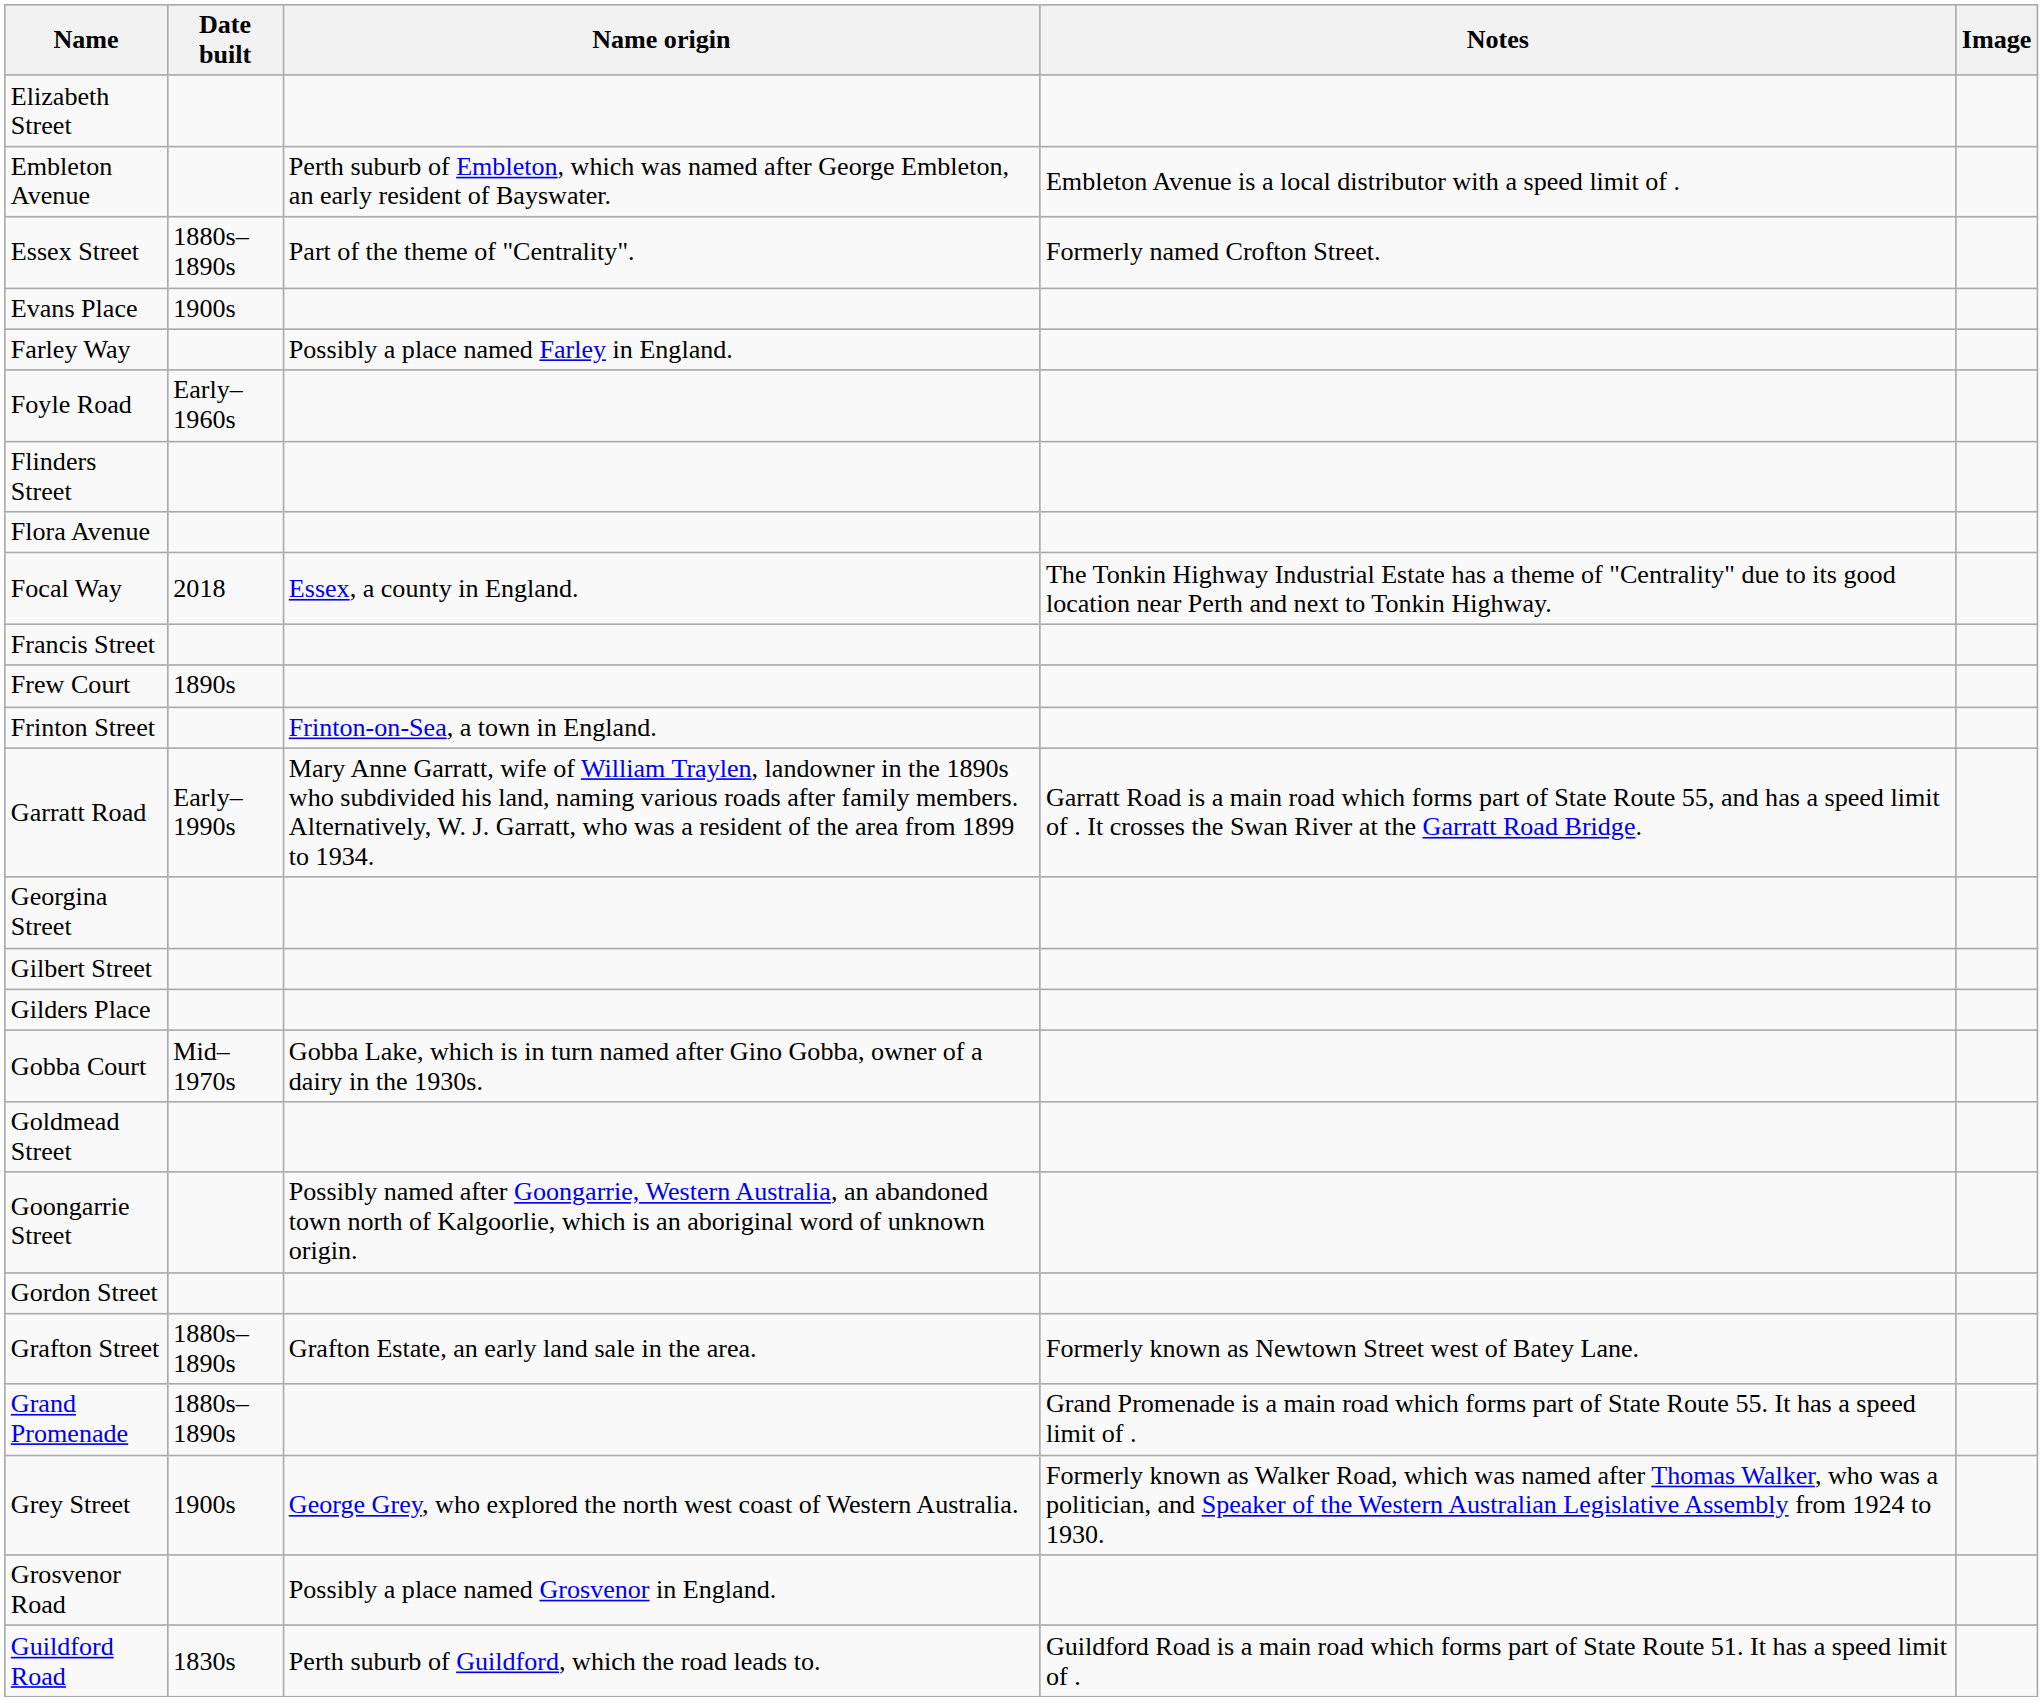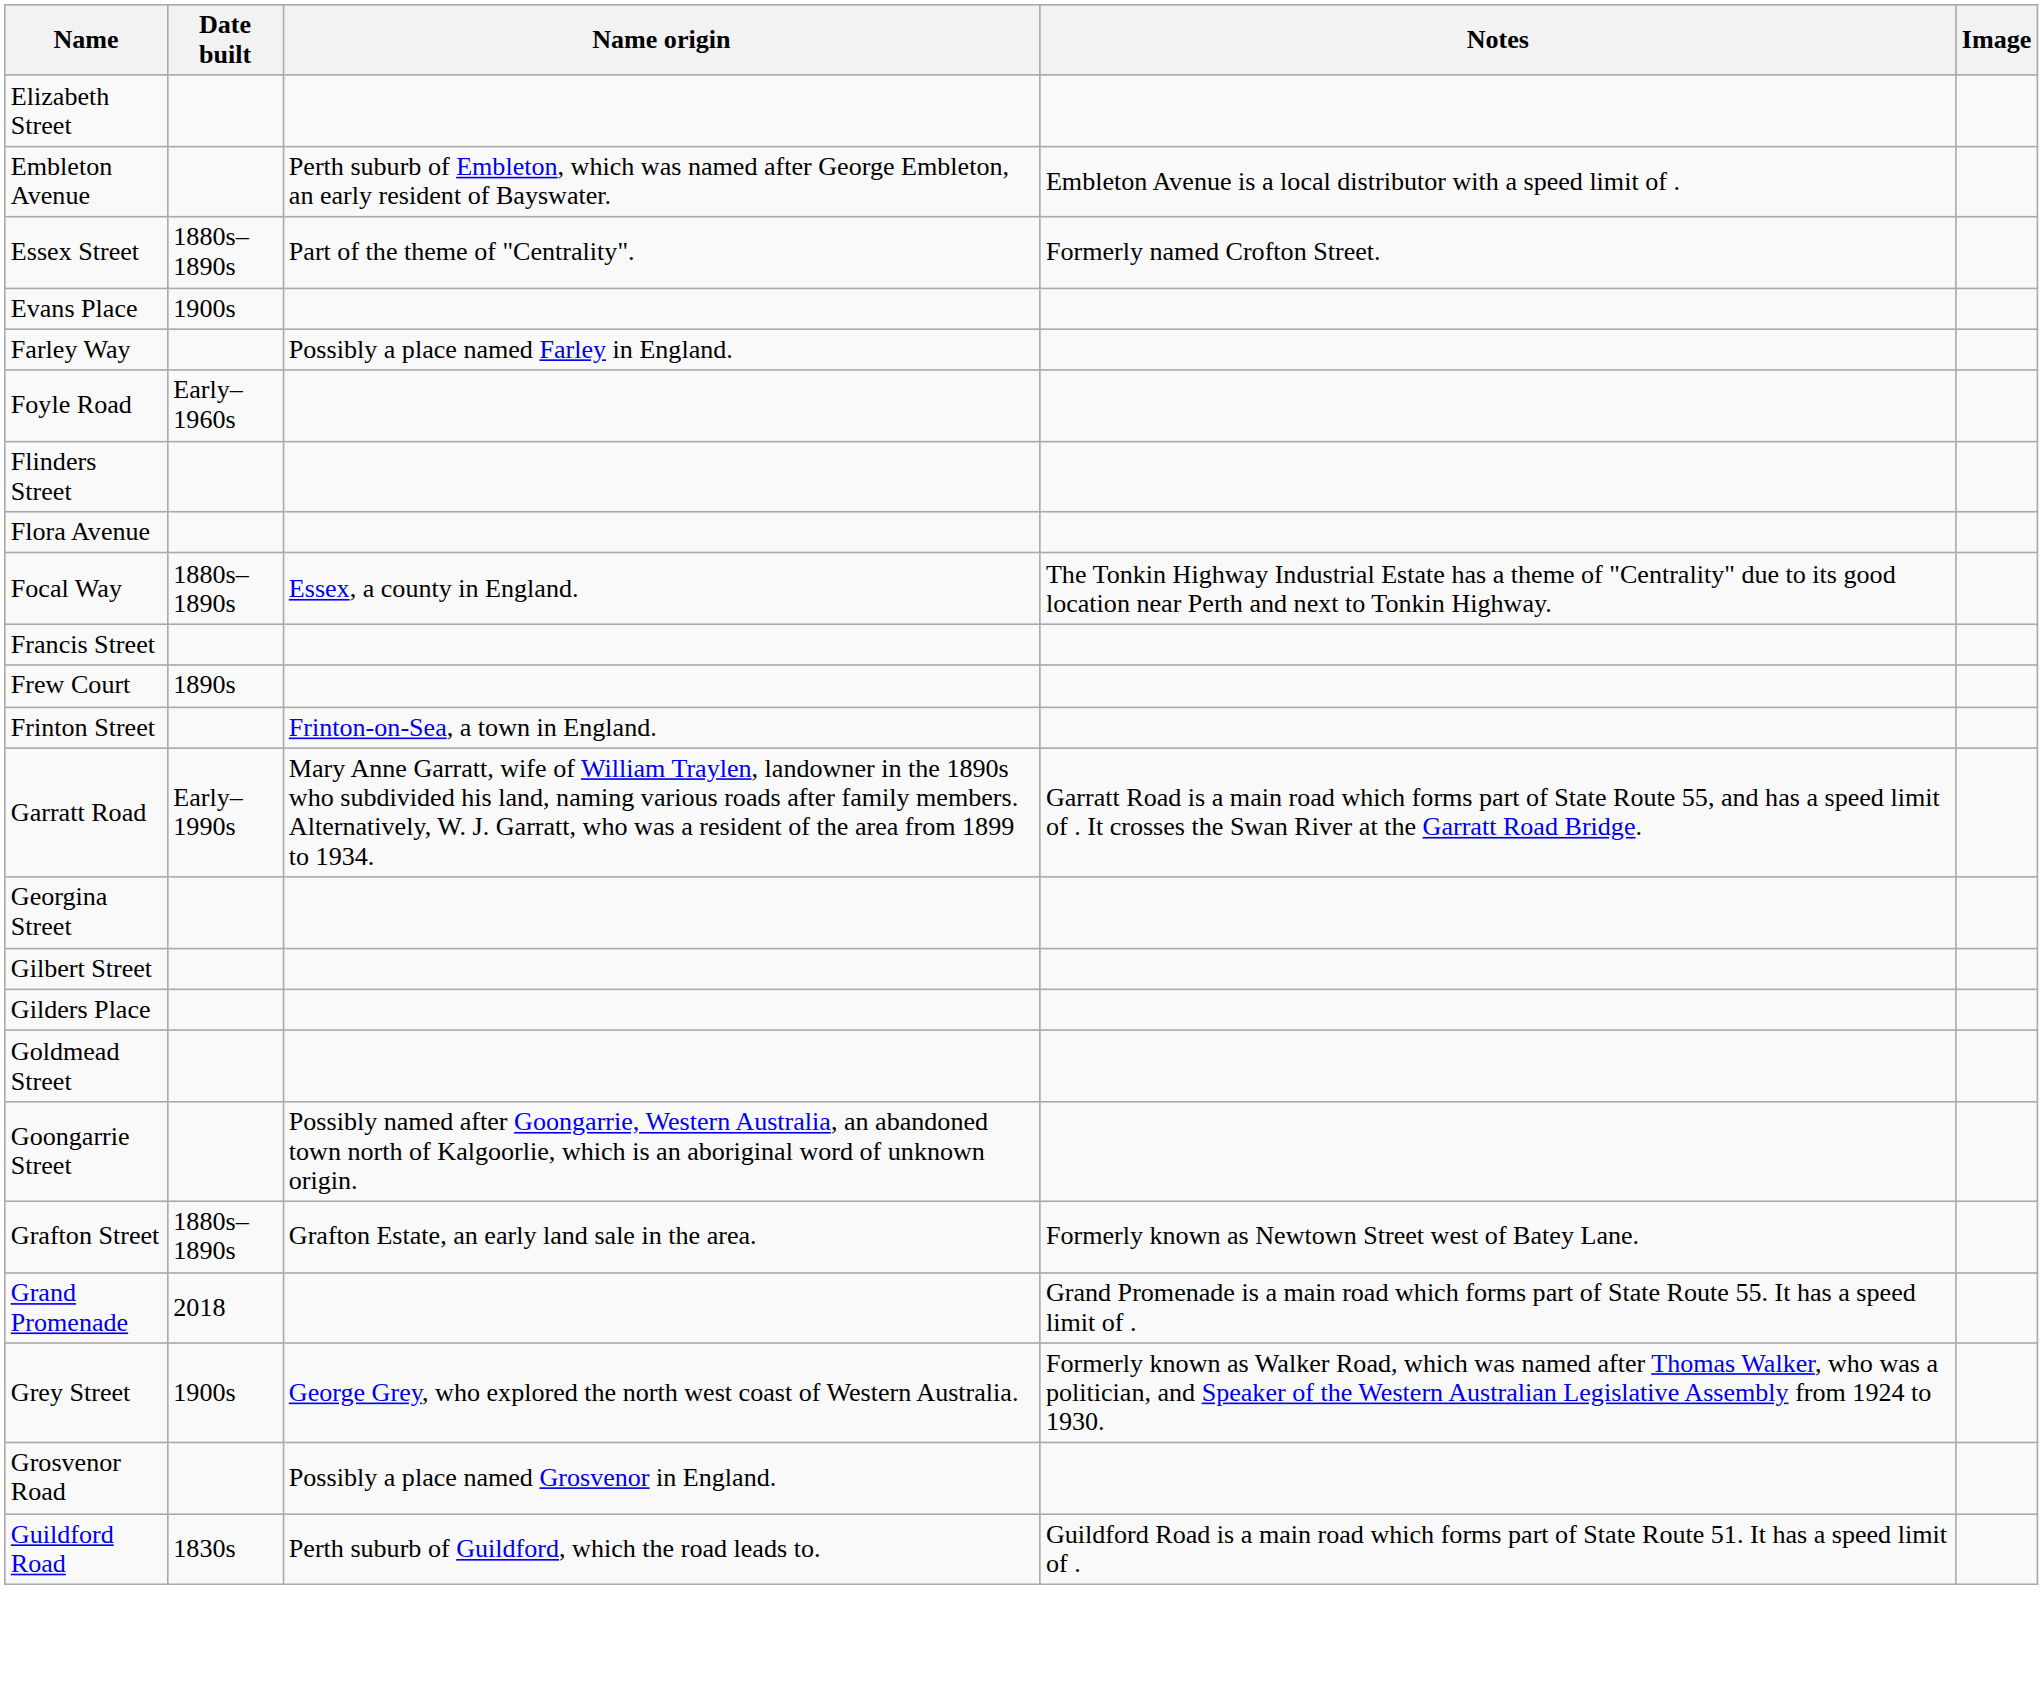(199, 588) 2018 -> (211, 588) 1880s–1890s
- row: (79, 1065)
- row: (84, 1292)
(211, 1419) 1880s–1890s -> (199, 1307) 2018
